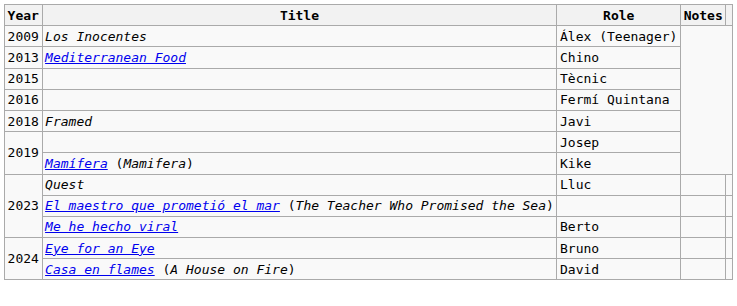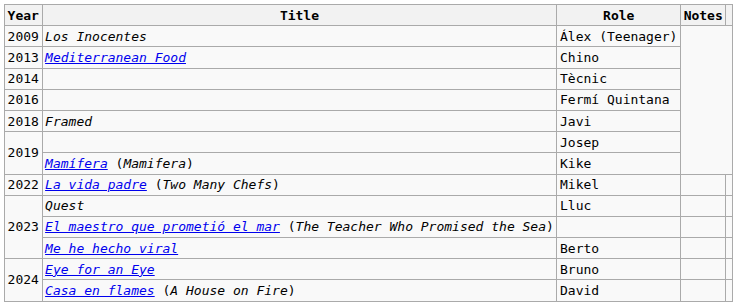(23, 79) 2015 -> (23, 79) 2014
+ row: (580, 185)
